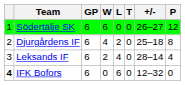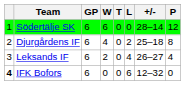columns swapped: (129, 12) <-> (119, 12)
(150, 27) 26–27 -> (150, 27) 28–14
(150, 57) 28–14 -> (150, 57) 26–27
